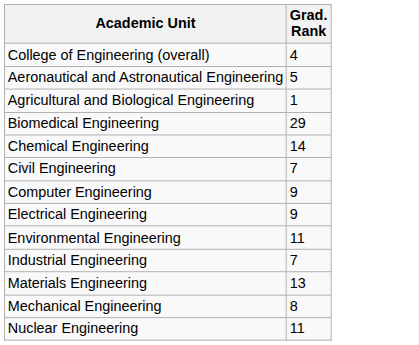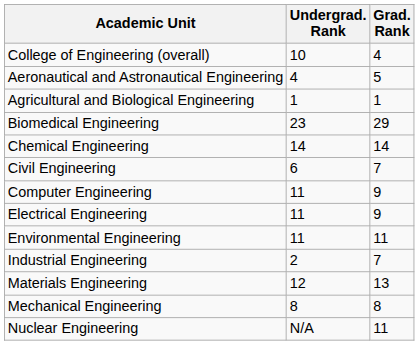+ column: (328, 24)
